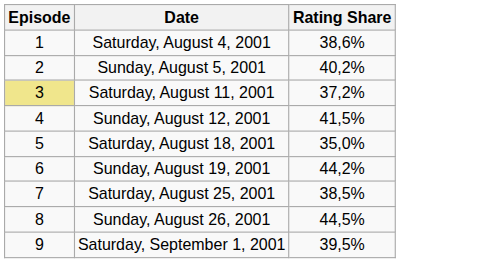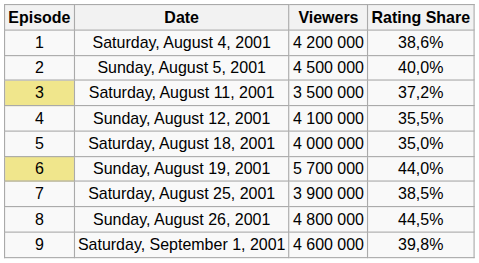+ column: (328, 18)
(342, 68) 40,2% -> (421, 68) 40,0%
(342, 119) 41,5% -> (421, 119) 35,5%
(39, 169) no background -> (39, 169) khaki background
(342, 169) 44,2% -> (421, 169) 44,0%
(342, 245) 39,5% -> (421, 245) 39,8%
